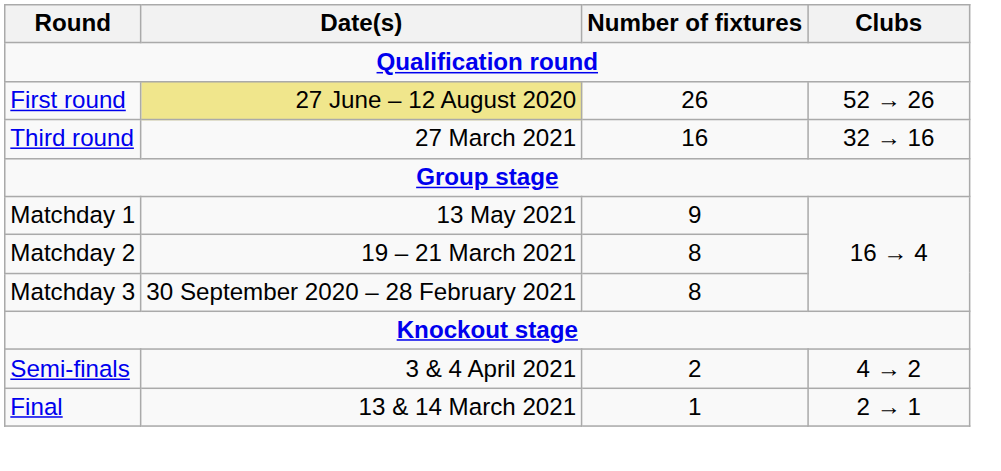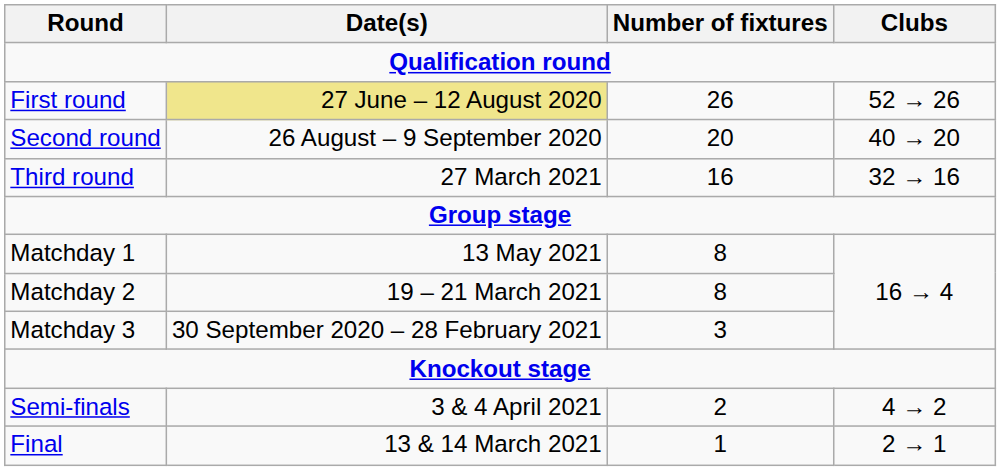+ row: (86, 138)
(695, 215) 9 -> (720, 253) 8
(695, 291) 8 -> (720, 330) 3
